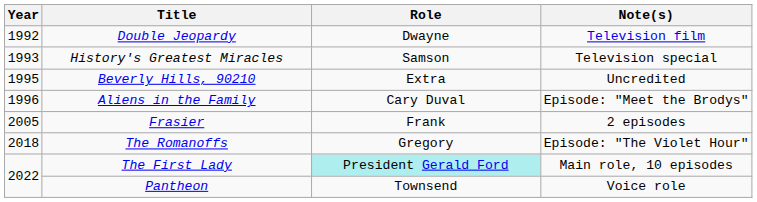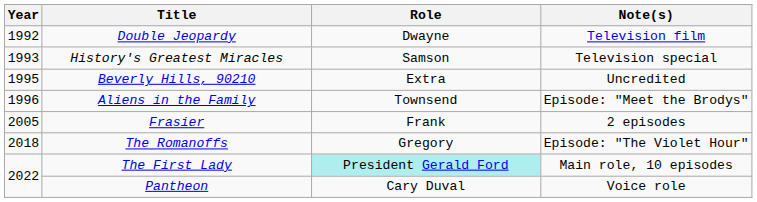(426, 101) Cary Duval -> (426, 101) Townsend
(426, 186) Townsend -> (426, 186) Cary Duval
